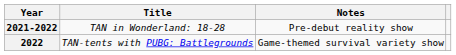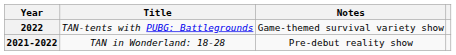rows swapped: (32, 27) <-> (32, 42)
